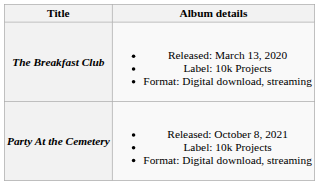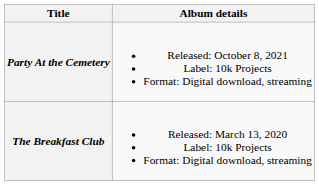rows swapped: (58, 62) <-> (58, 141)
